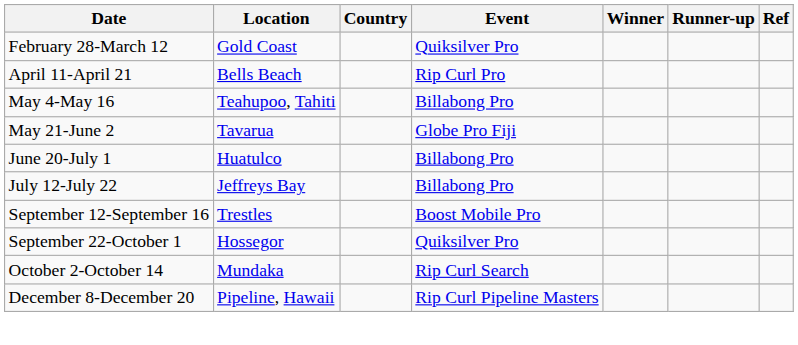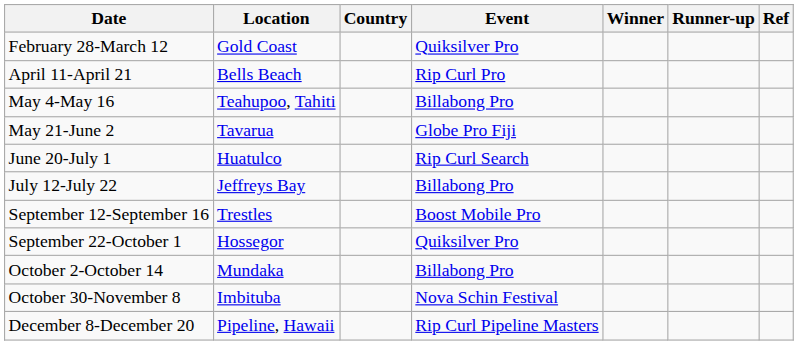(464, 158) Billabong Pro -> (472, 158) Rip Curl Search
(472, 269) Rip Curl Search -> (464, 269) Billabong Pro
+ row: (95, 297)
